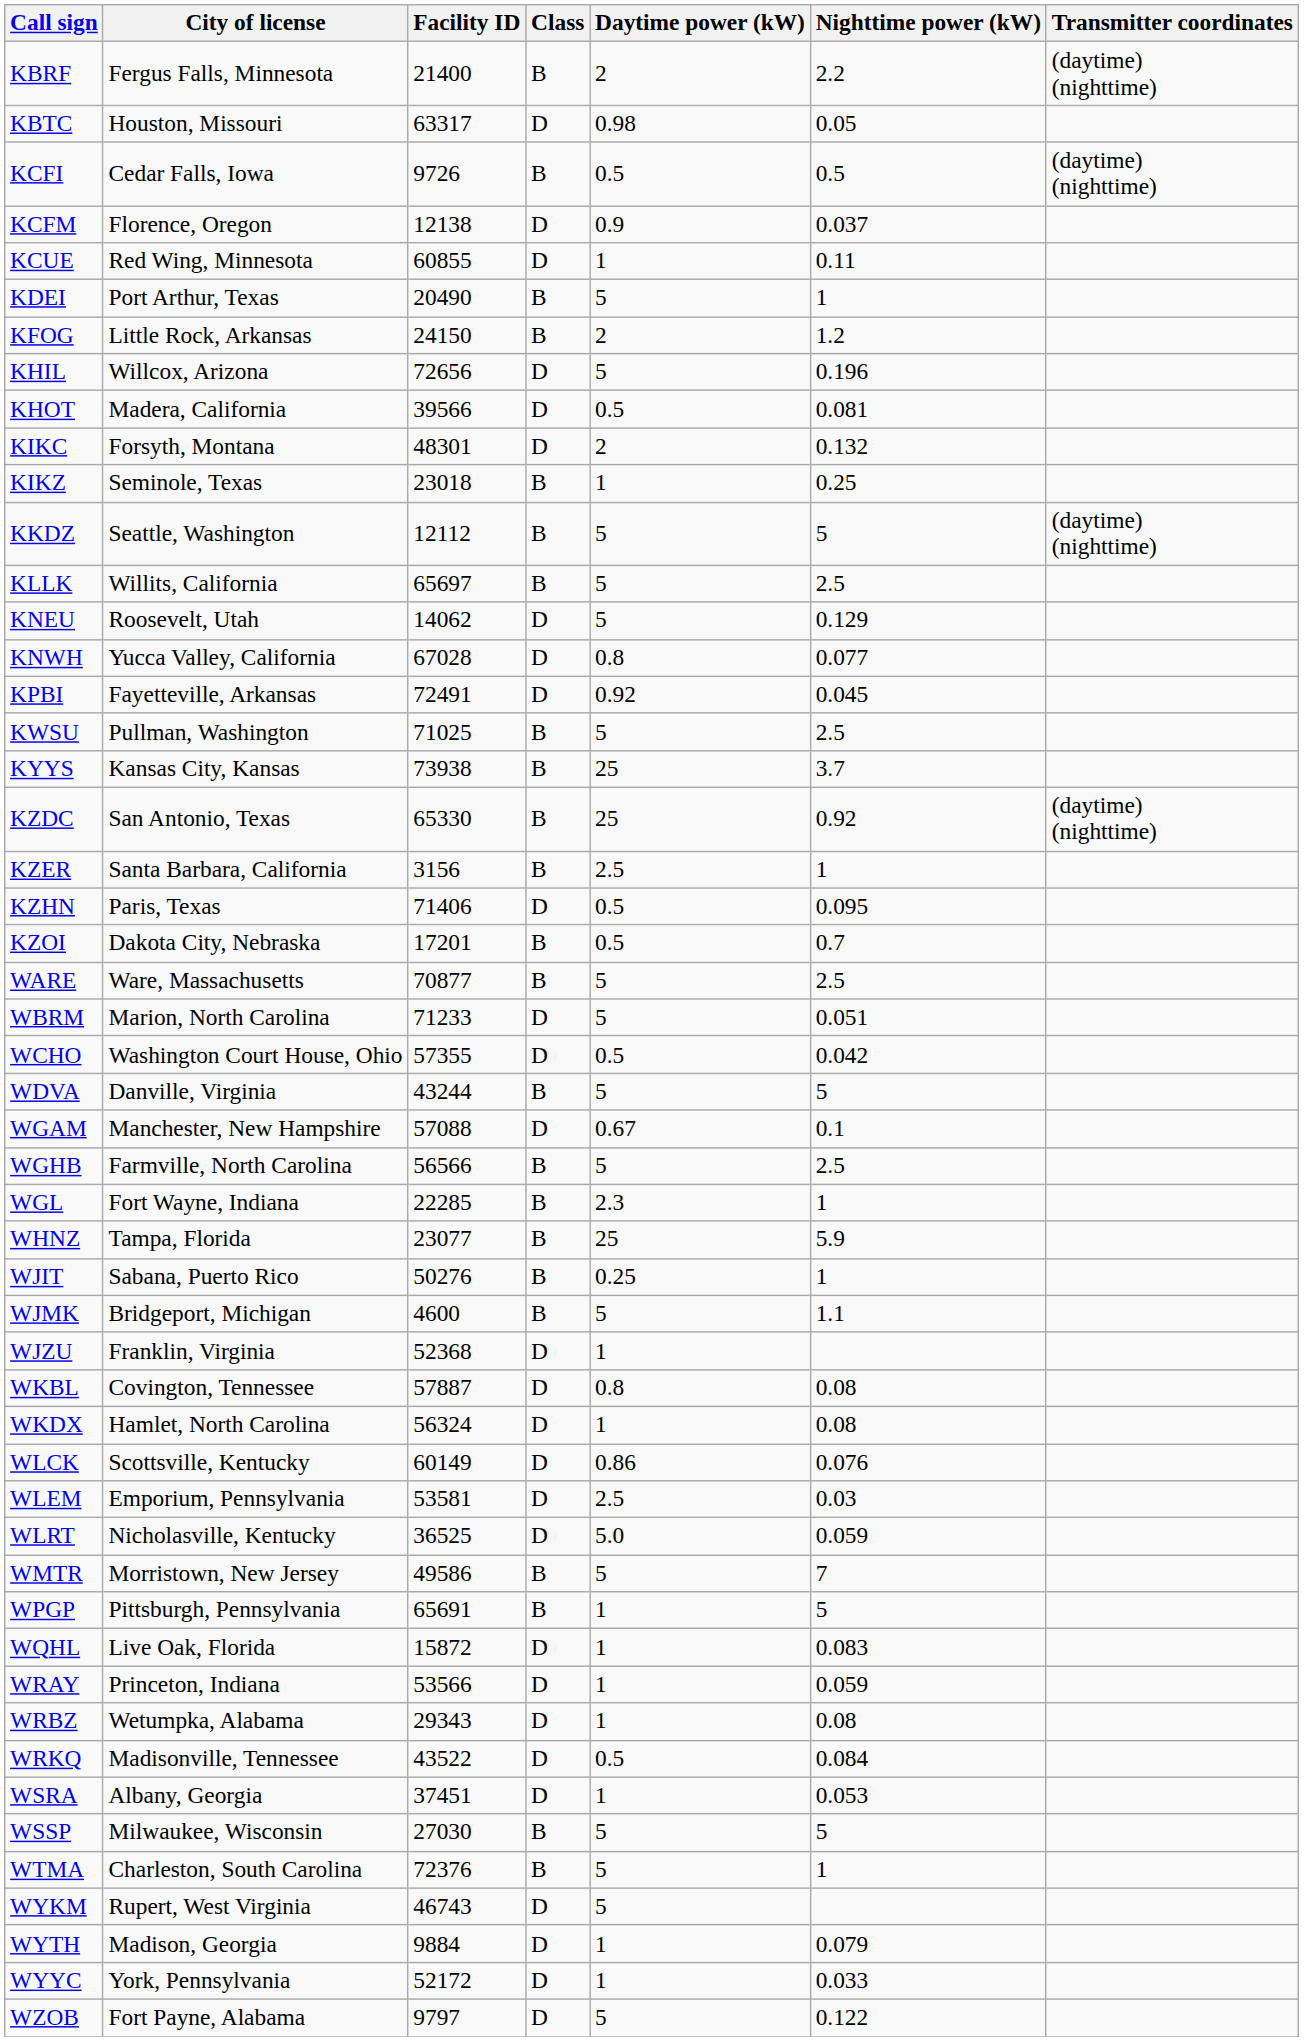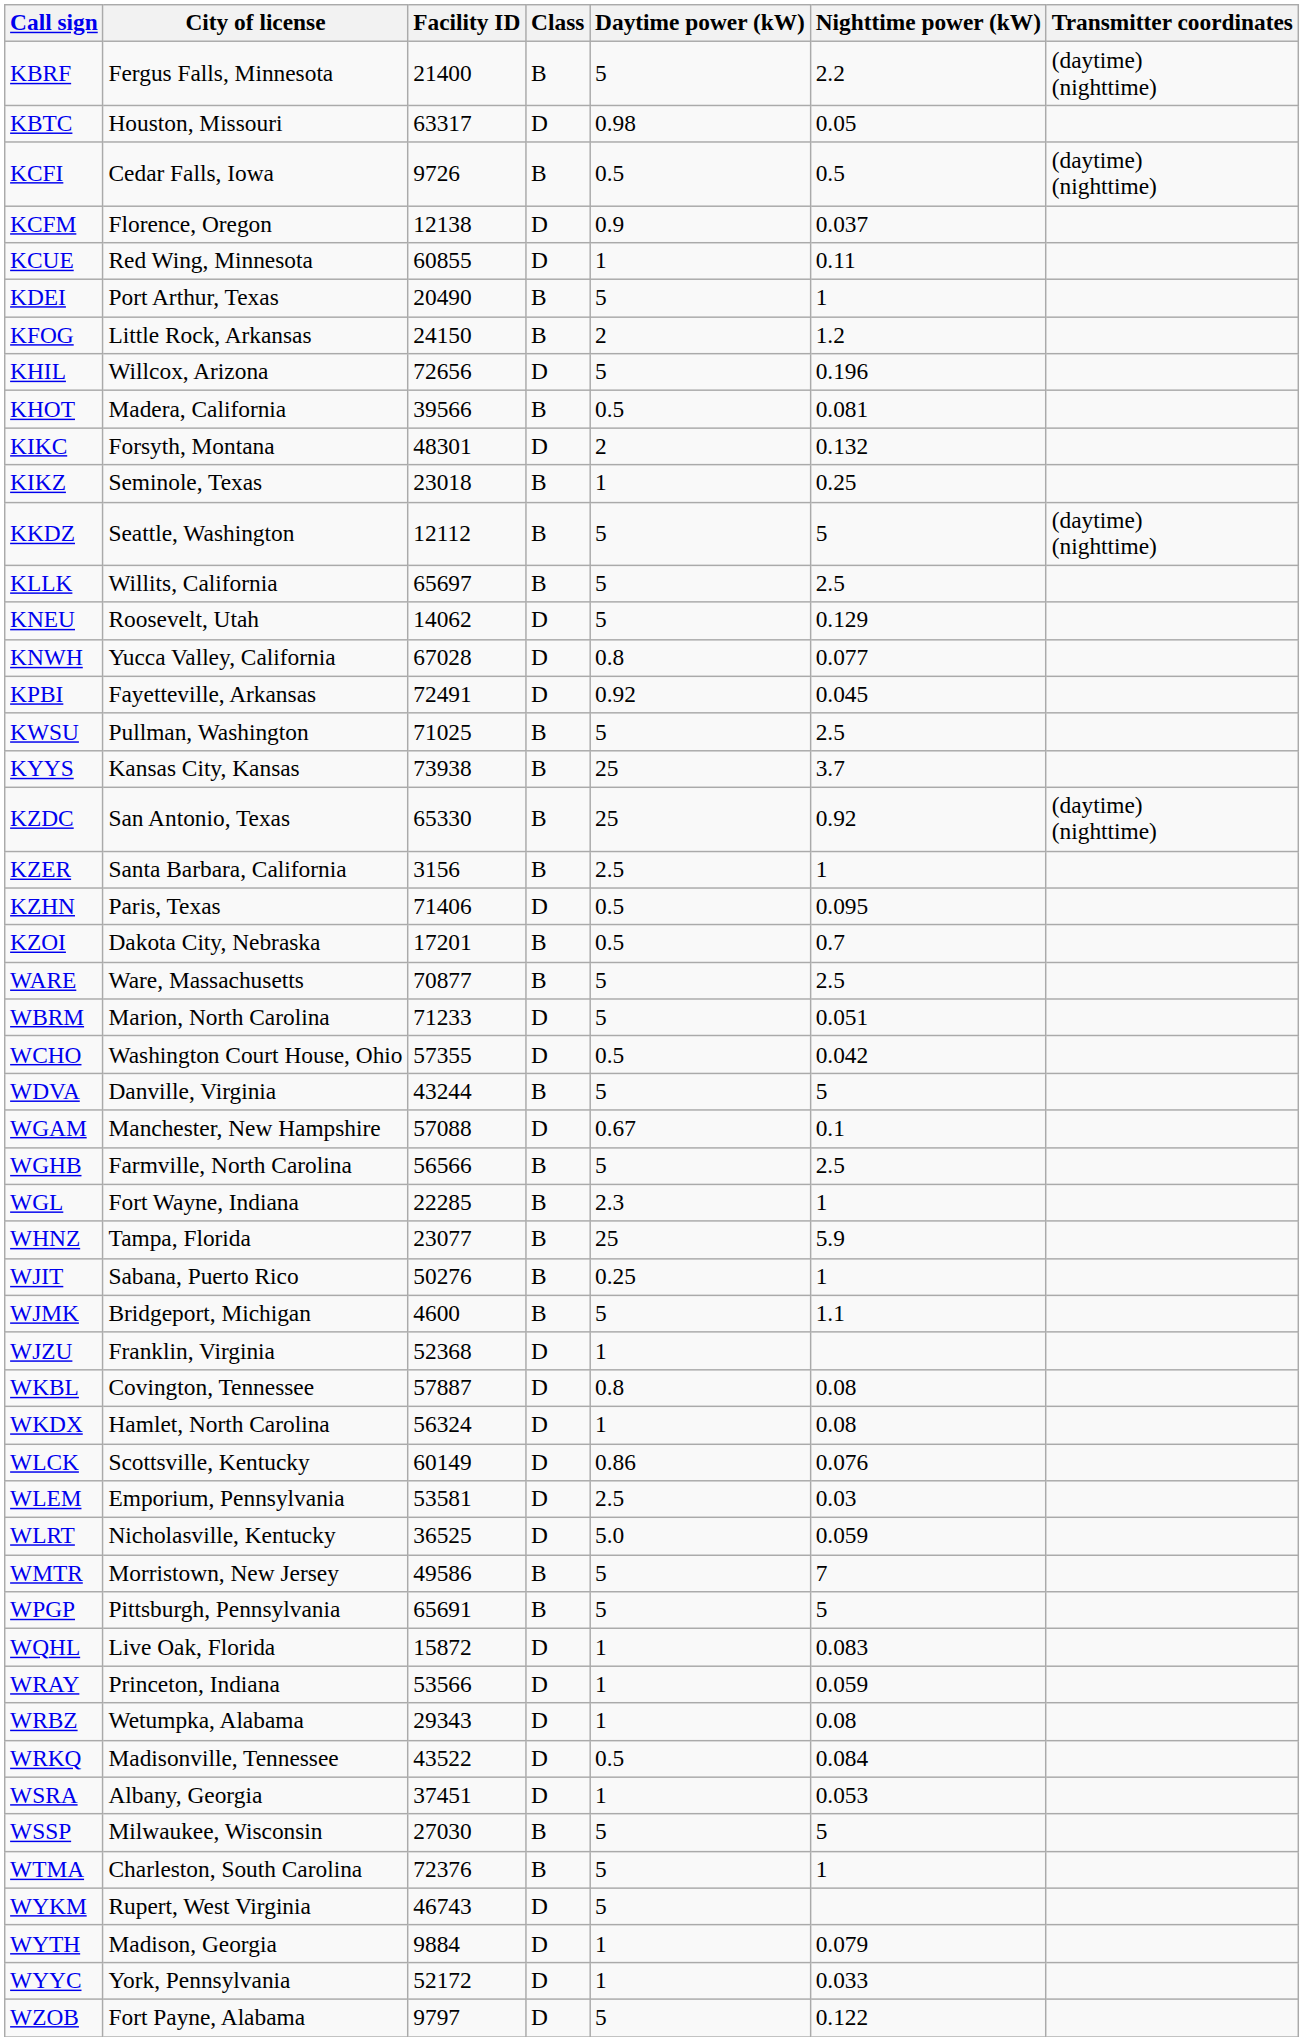(601, 73) 2 -> (601, 73) 5
(540, 409) D -> (539, 409) B
(601, 1610) 1 -> (601, 1610) 5
